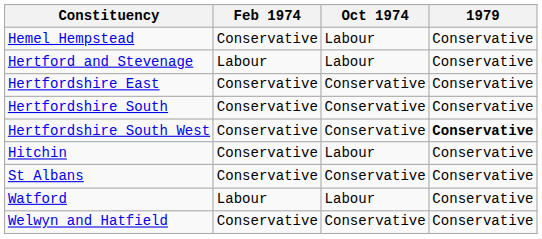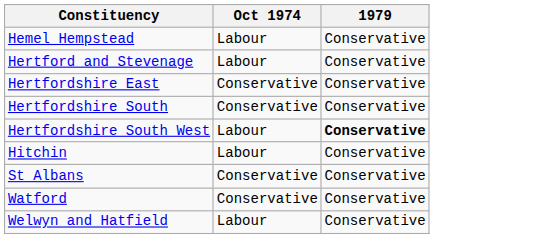- column: (267, 16)
(375, 130) Conservative -> (242, 130) Labour
(350, 199) Labour -> (267, 199) Conservative
(375, 222) Conservative -> (242, 222) Labour
